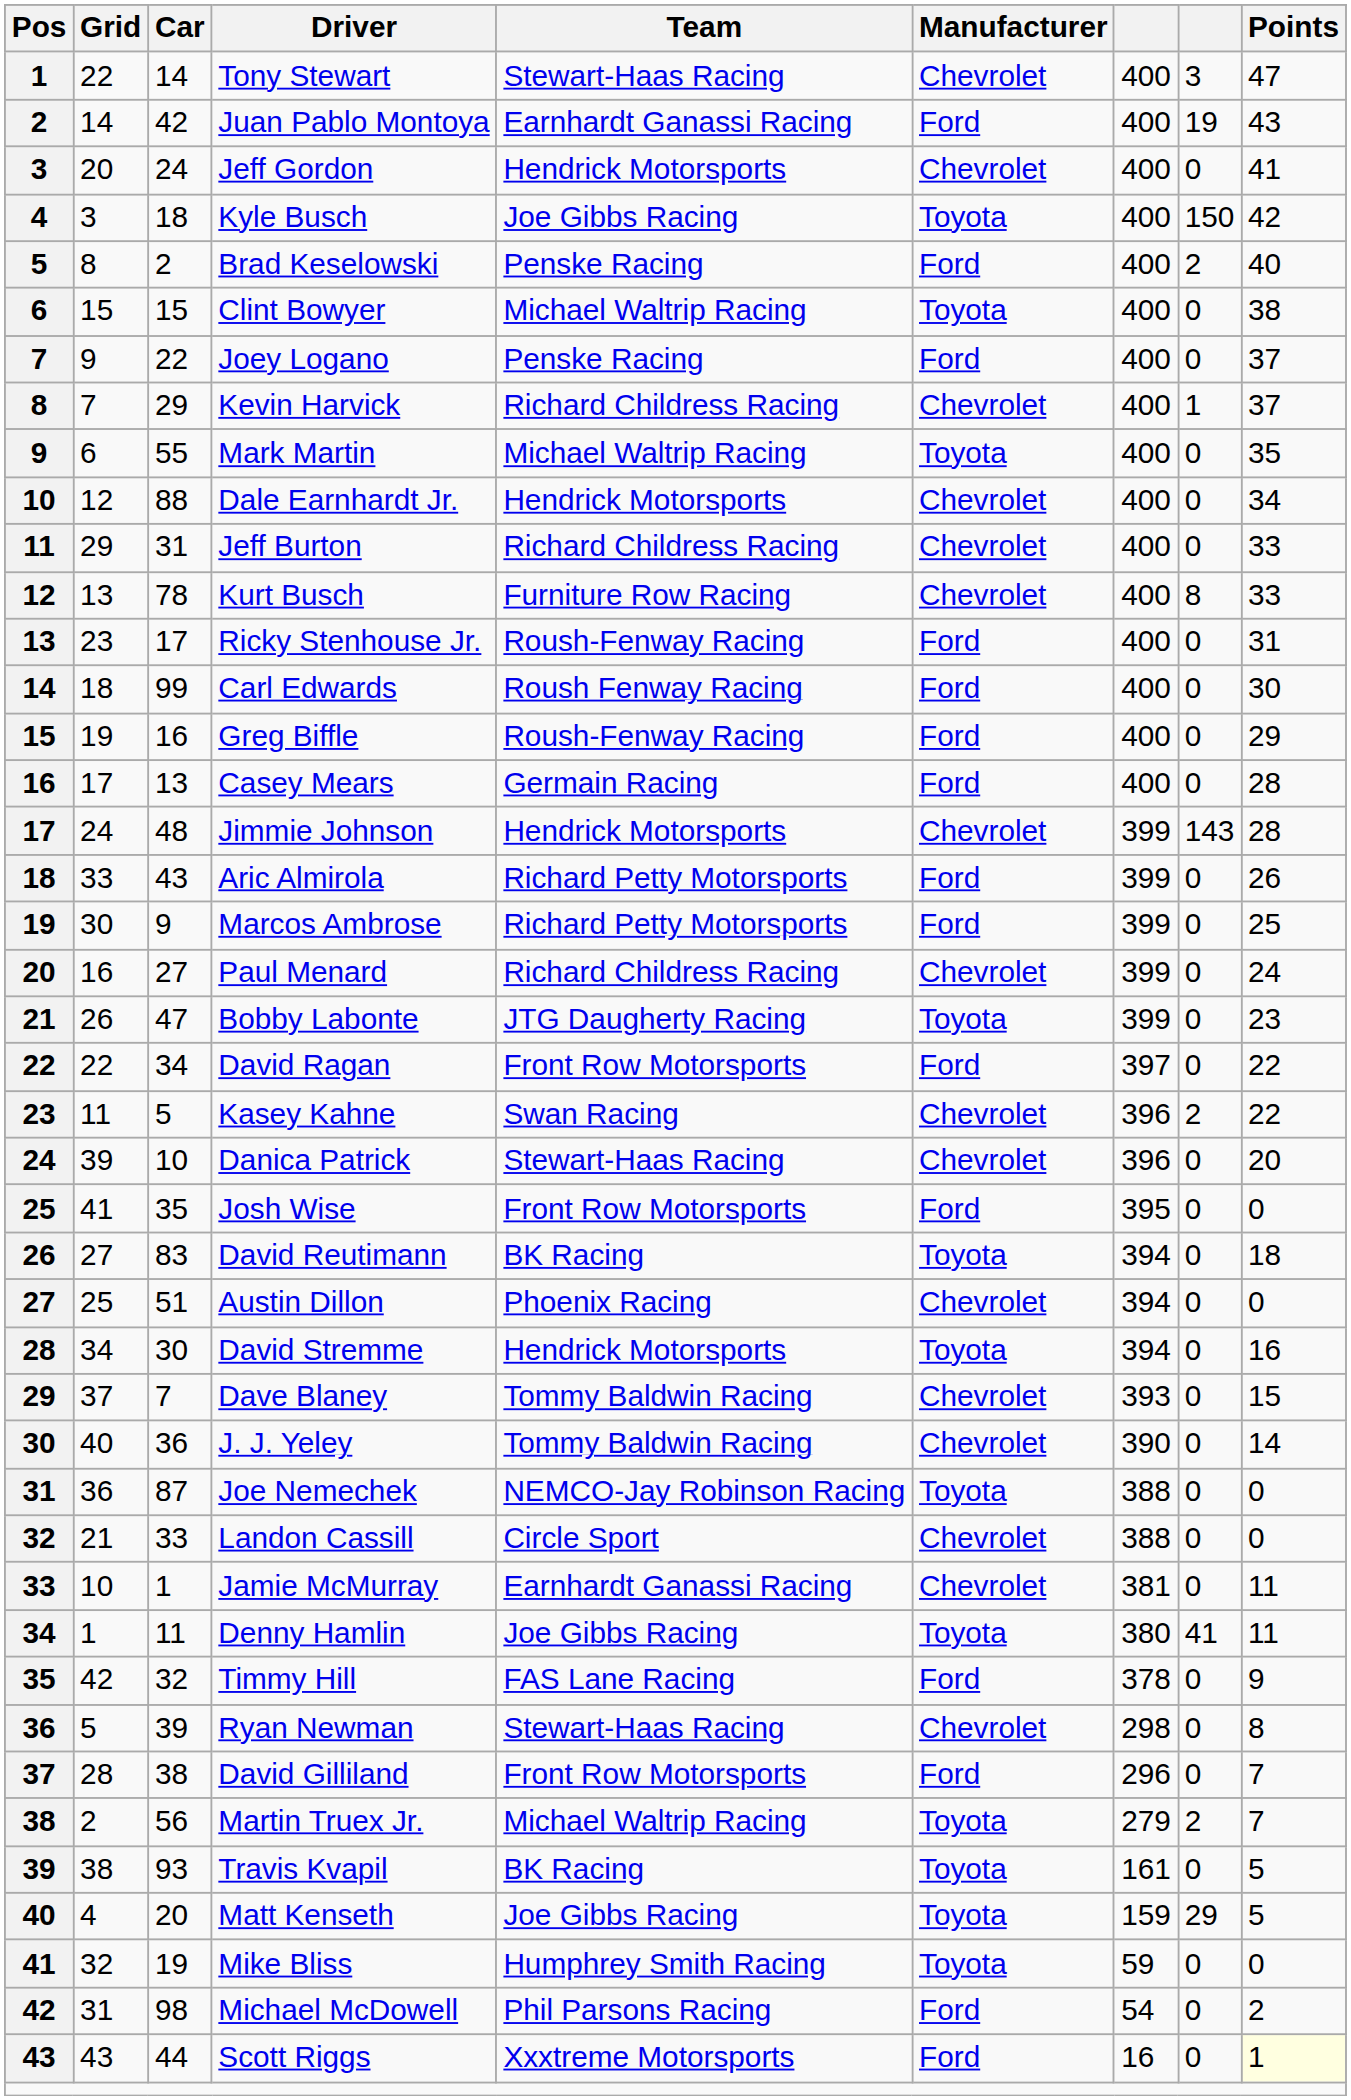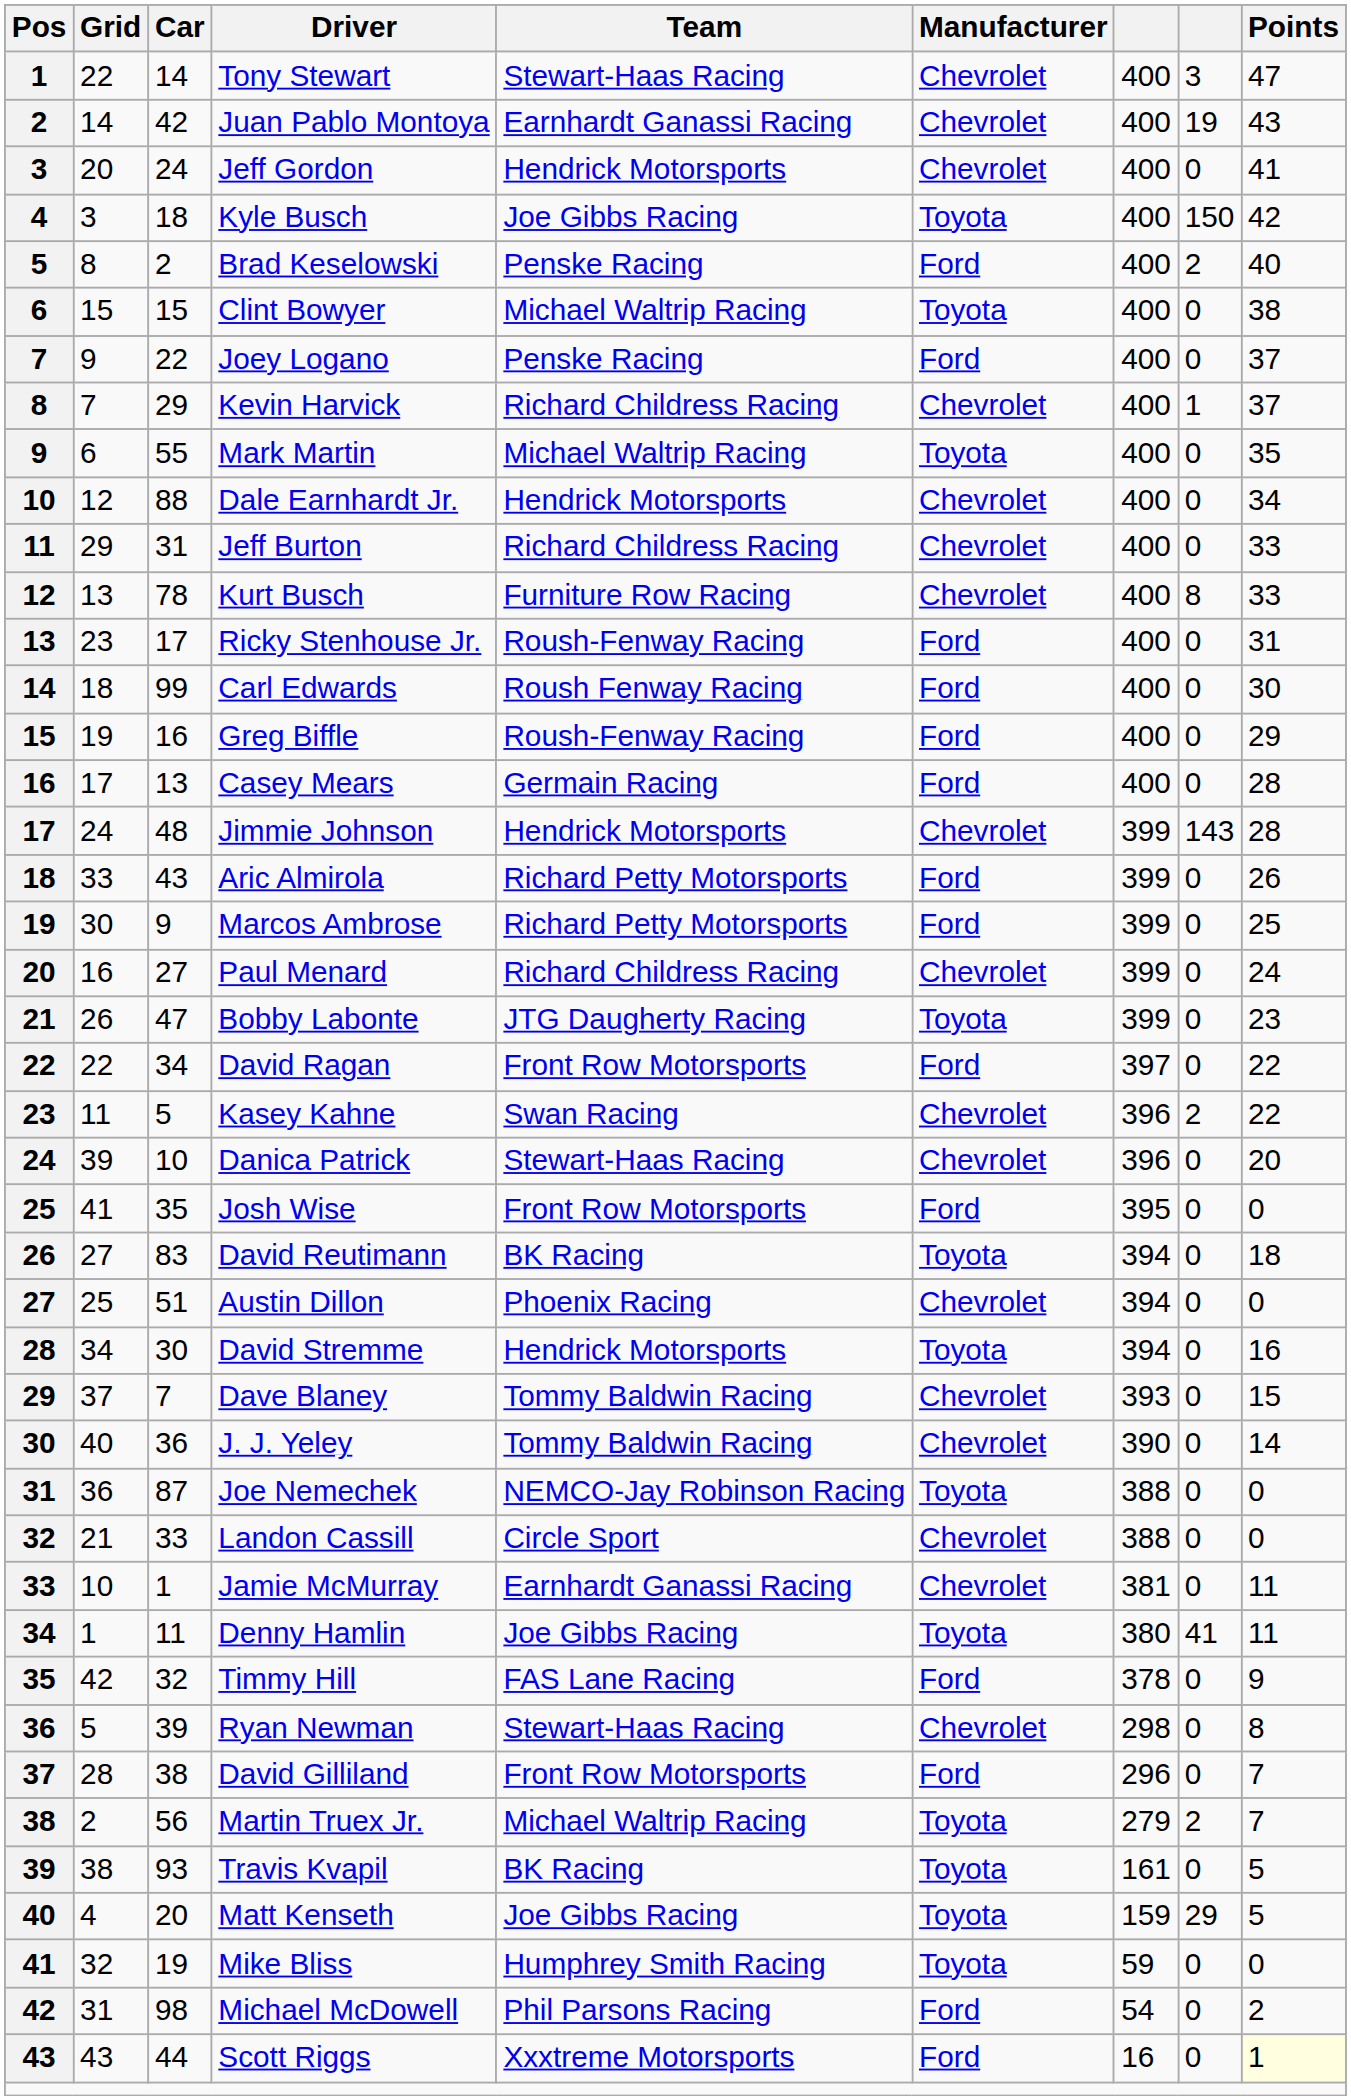(950, 122) Ford -> (983, 122) Chevrolet
